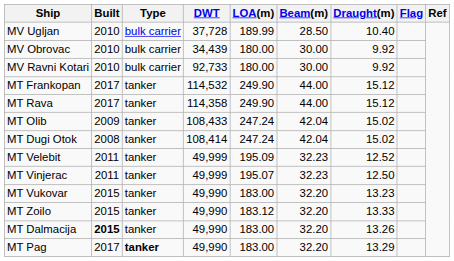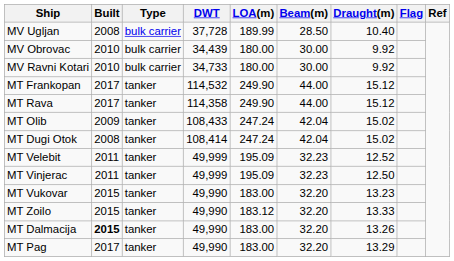(107, 31) 2010 -> (107, 31) 2008
(210, 67) 92,733 -> (210, 67) 34,733
(257, 175) 195.07 -> (257, 175) 195.09
(142, 247) bold -> (141, 247) normal
